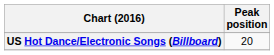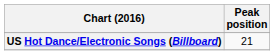(247, 41) 20 -> (247, 41) 21
